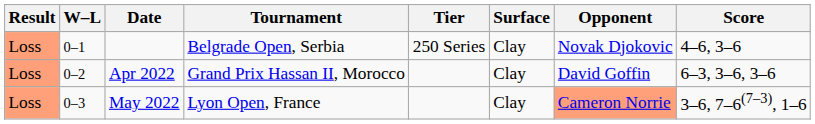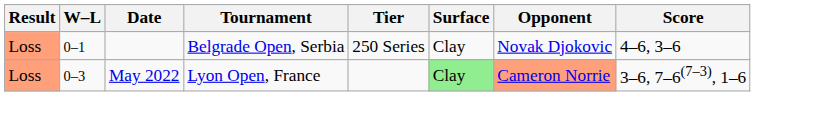- row: (142, 73)
(510, 102) no background -> (449, 75) lightgreen background
